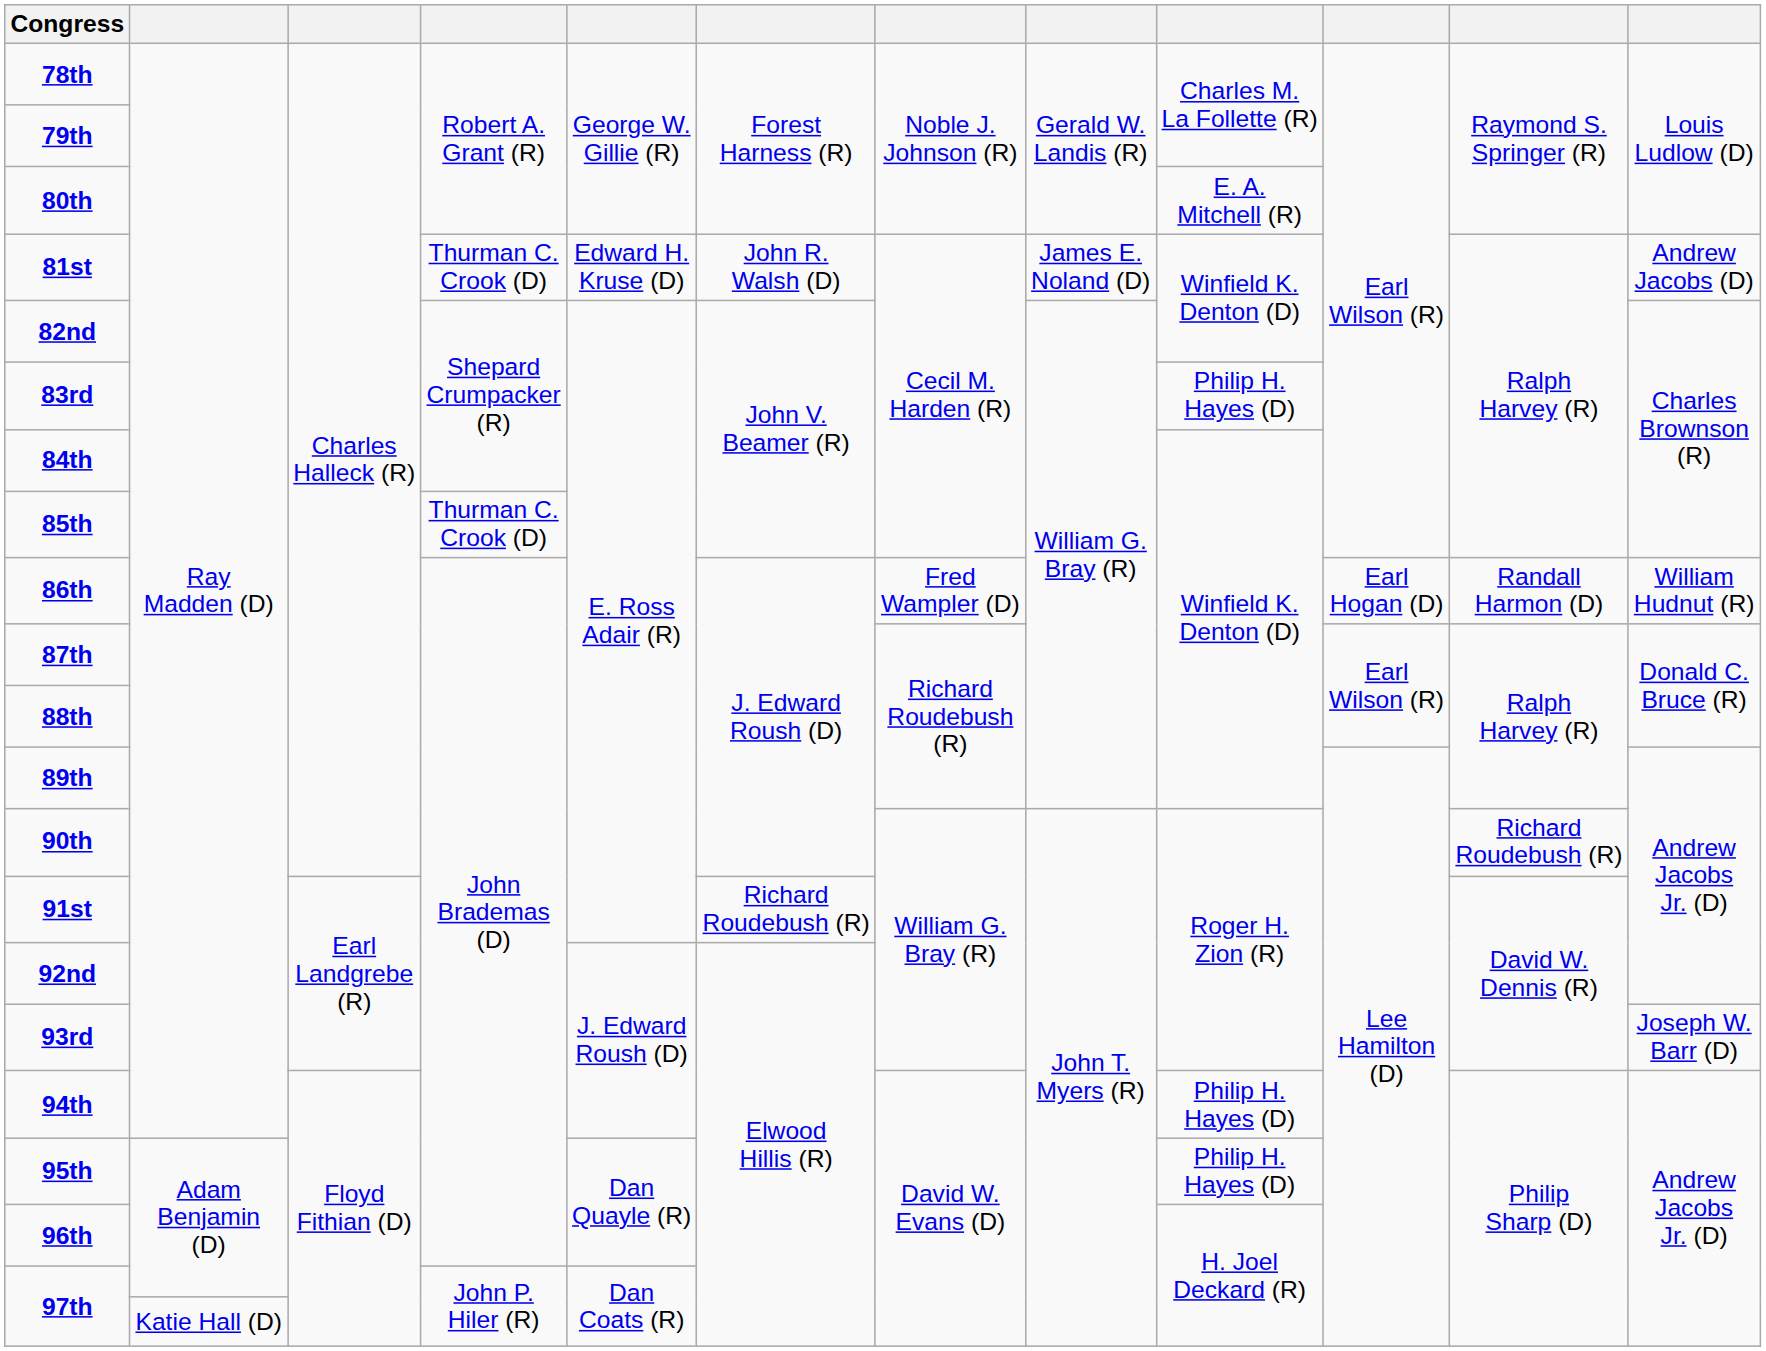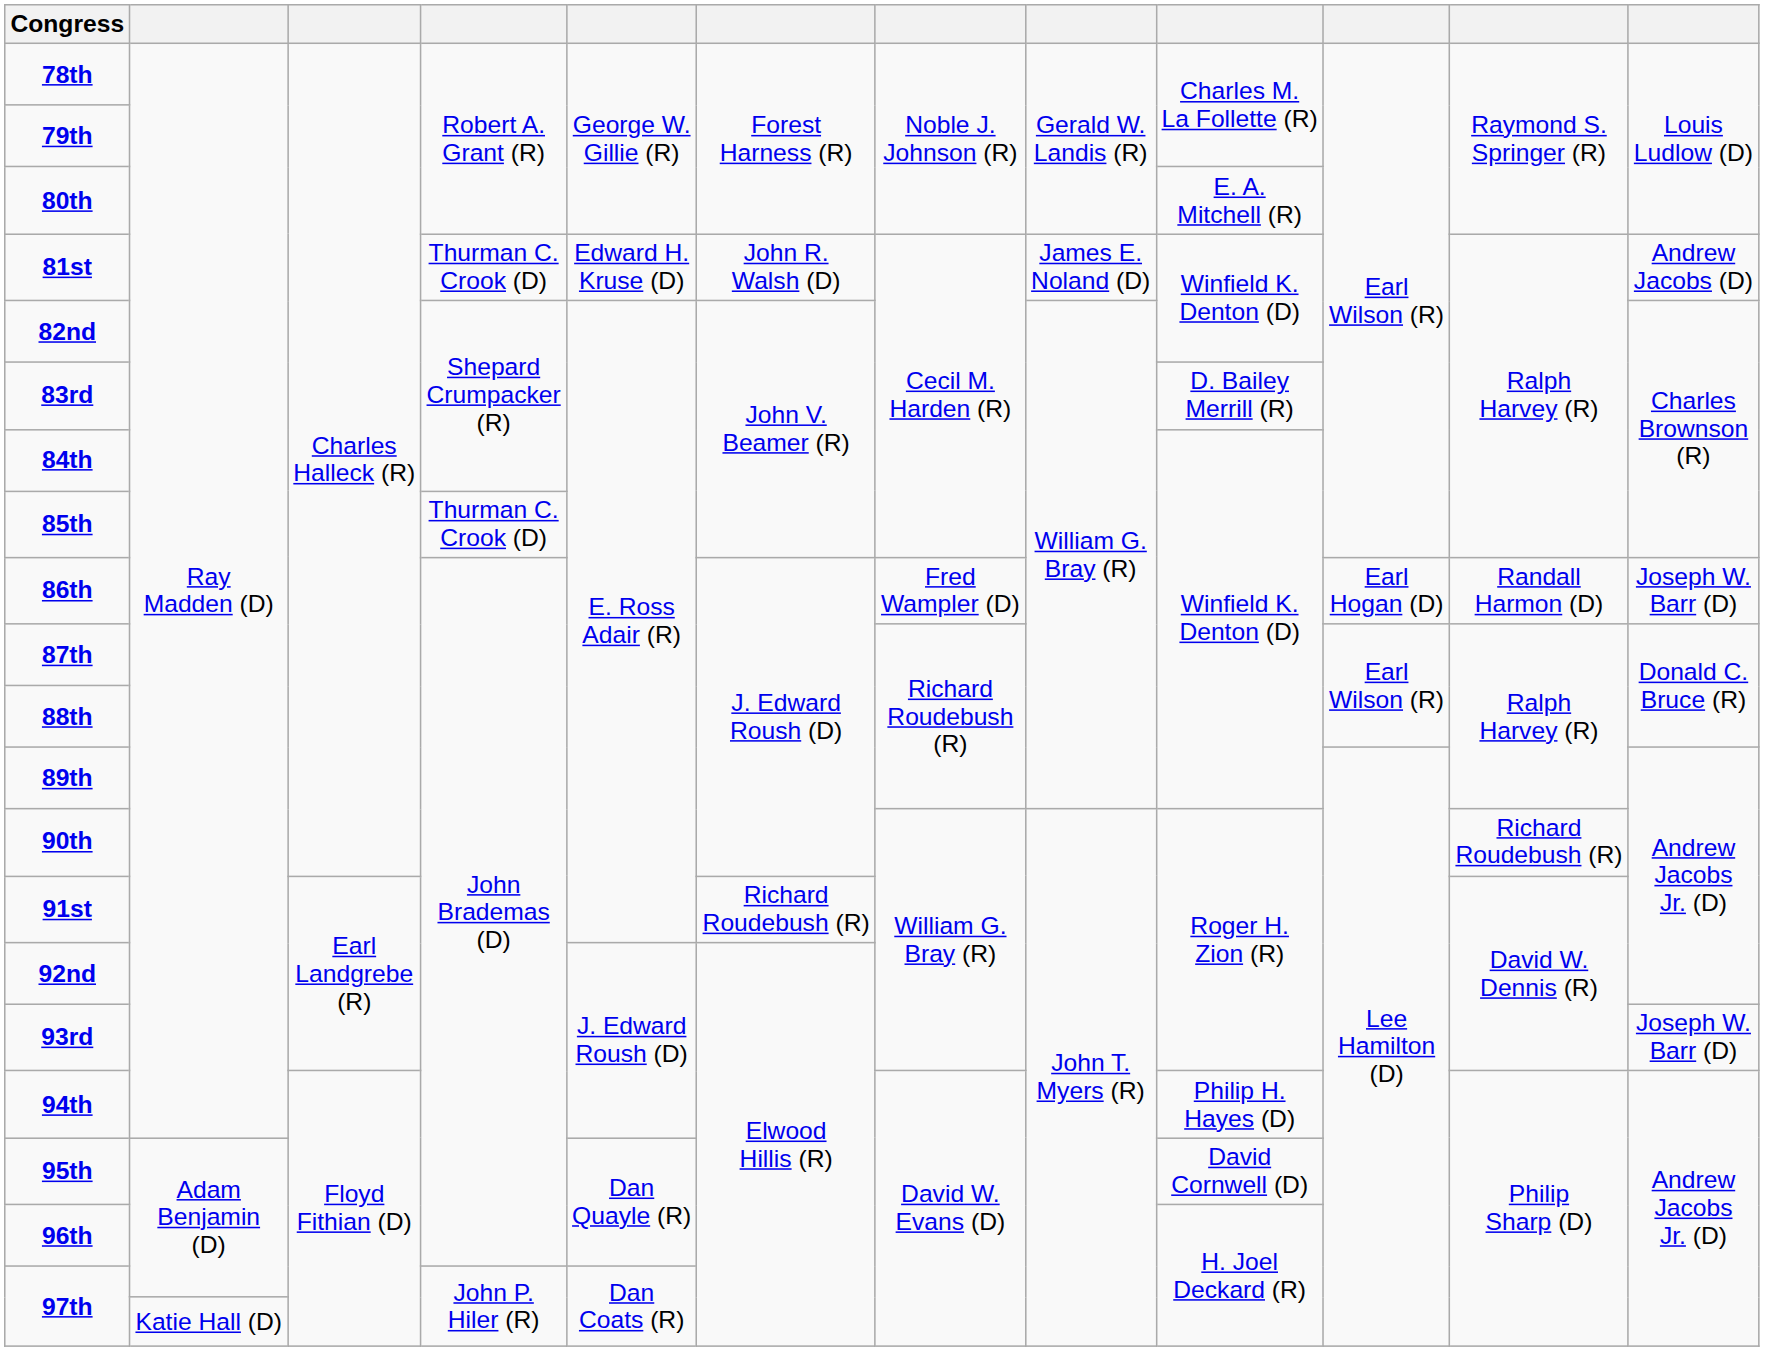(1240, 395) Philip H. Hayes (D) -> (1240, 395) D. Bailey Merrill (R)
(1694, 590) William Hudnut (R) -> (1693, 590) Joseph W. Barr (D)
(1240, 1170) Philip H. Hayes (D) -> (1240, 1170) David Cornwell (D)
